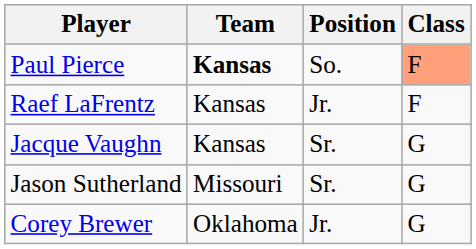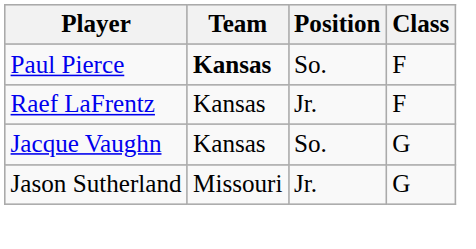(414, 64) lightsalmon background -> (399, 64) no background
(323, 143) Sr. -> (310, 143) So.
(323, 183) Sr. -> (306, 183) Jr.
- row: (81, 223)
